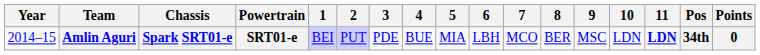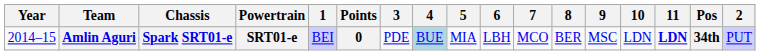columns swapped: (353, 15) <-> (734, 15)
(419, 38) no background -> (430, 38) lightblue background
